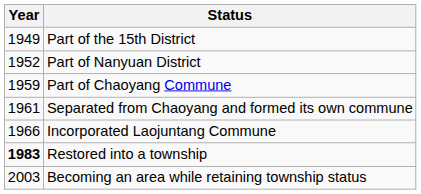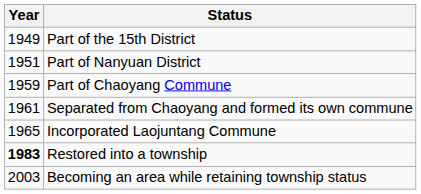(24, 62) 1952 -> (24, 62) 1951
(24, 131) 1966 -> (24, 131) 1965
